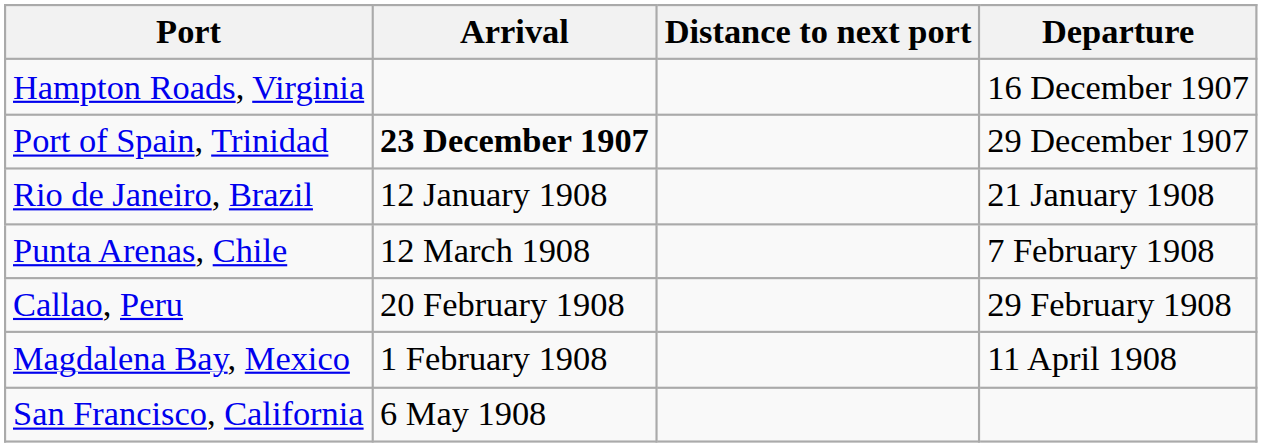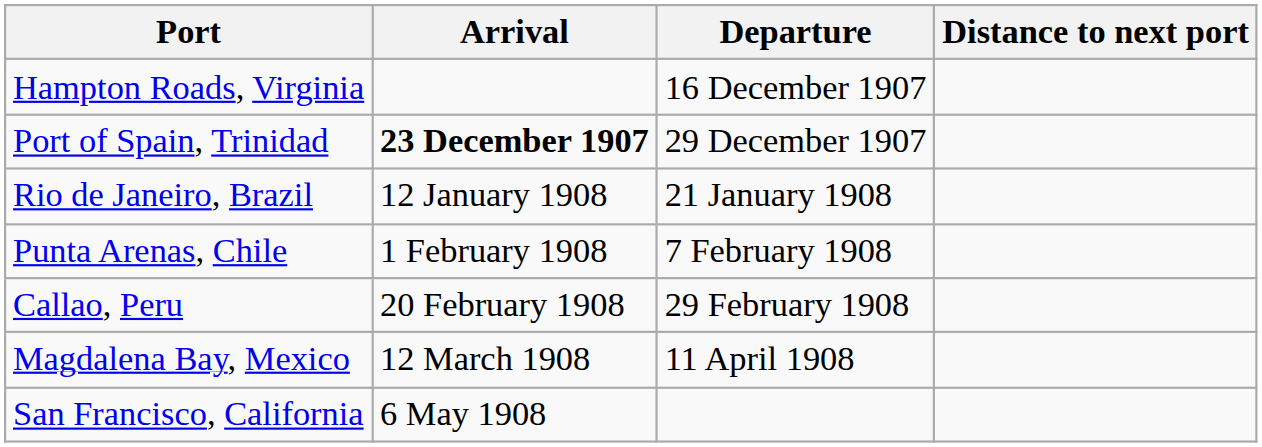columns swapped: (1118, 31) <-> (818, 31)
(485, 250) 12 March 1908 -> (494, 250) 1 February 1908
(494, 359) 1 February 1908 -> (485, 359) 12 March 1908
